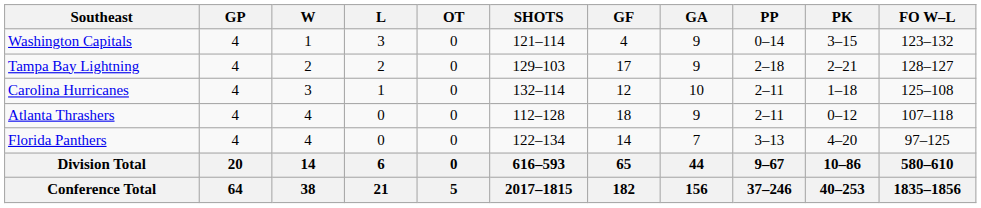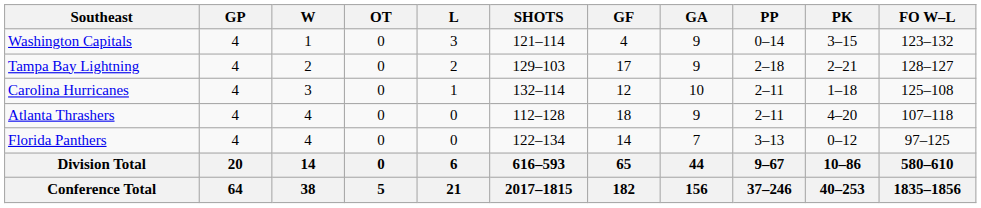columns swapped: (381, 16) <-> (454, 16)
(842, 115) 0–12 -> (842, 115) 4–20
(842, 139) 4–20 -> (842, 139) 0–12
